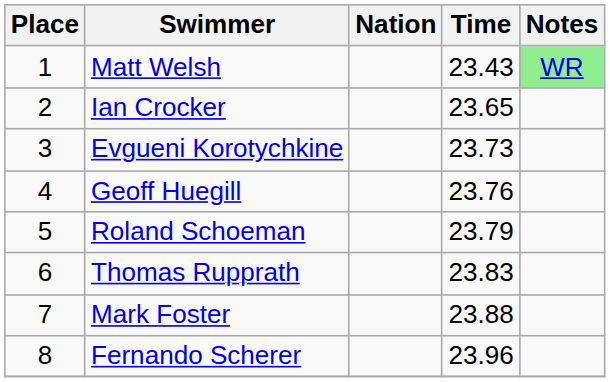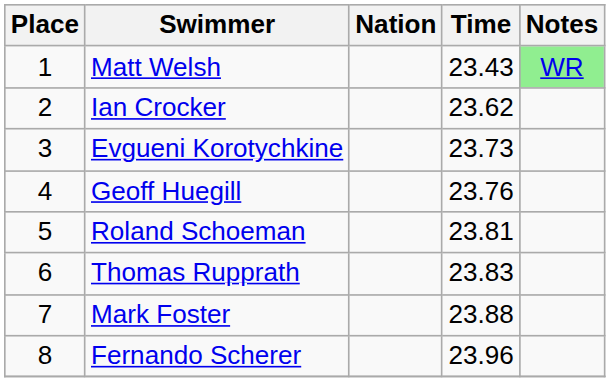(481, 107) 23.65 -> (481, 107) 23.62
(481, 231) 23.79 -> (481, 231) 23.81
